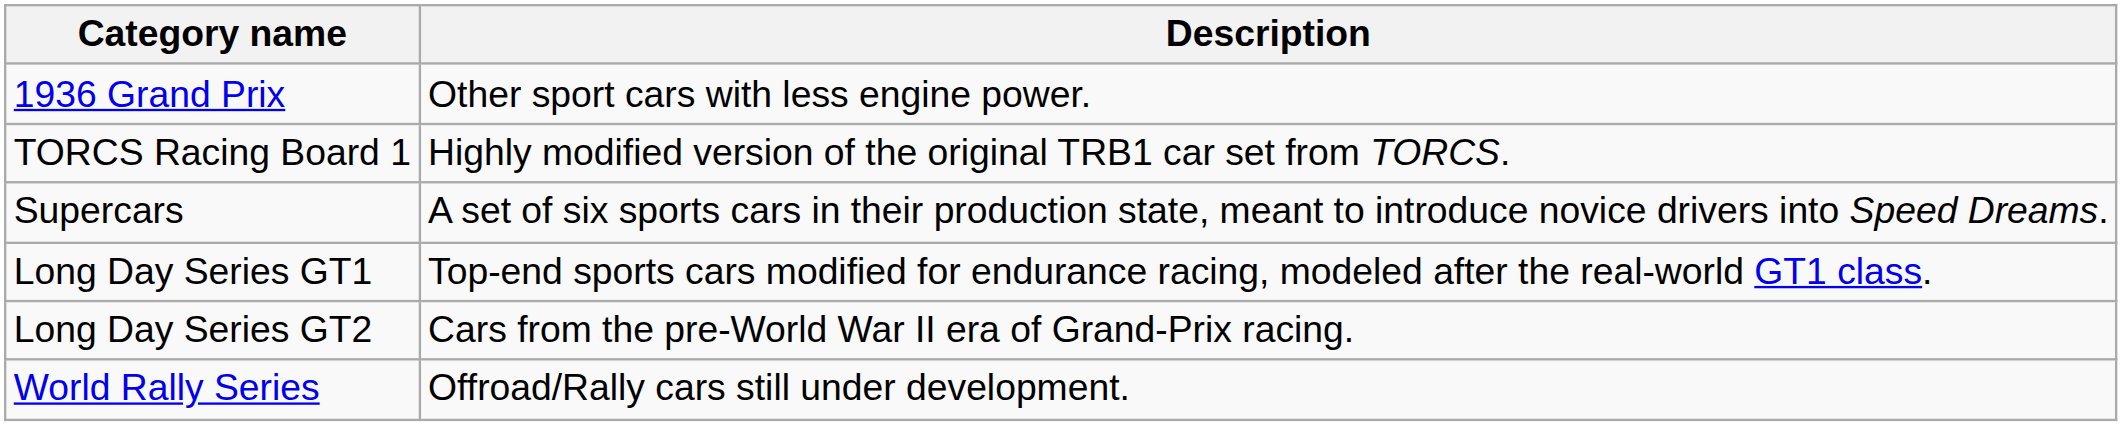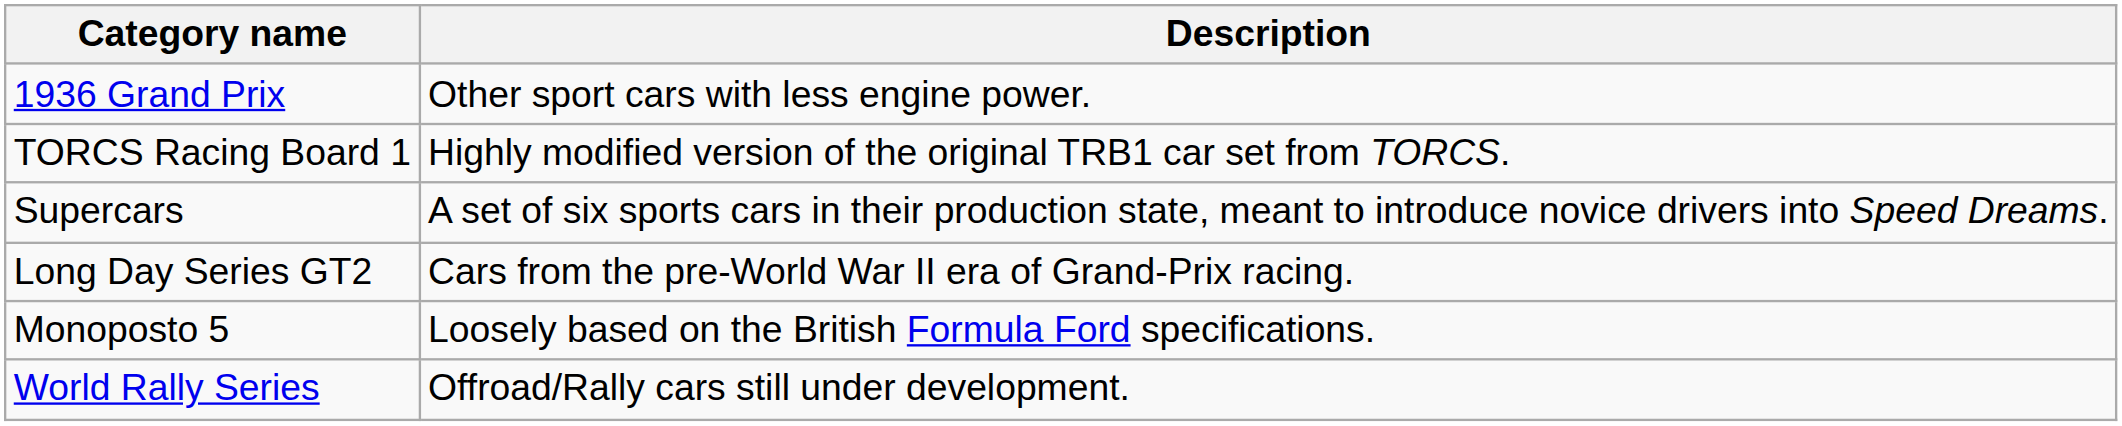- row: (193, 270)
+ row: (122, 329)
